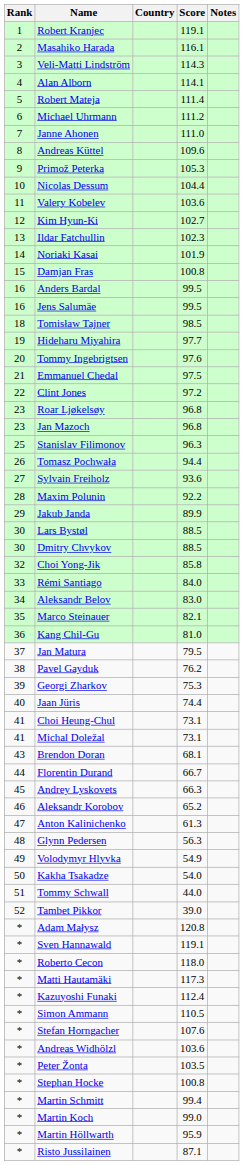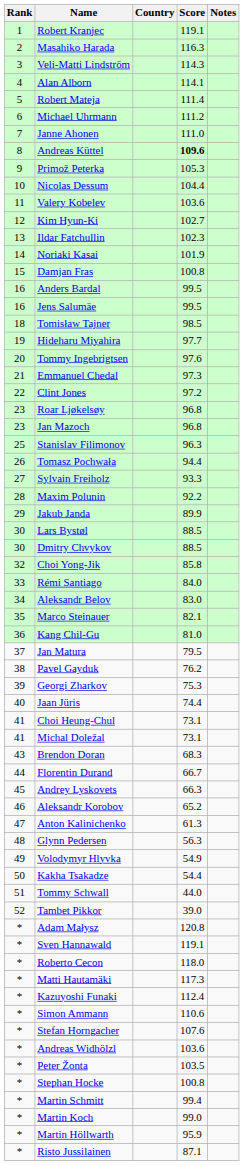(192, 47) 116.1 -> (192, 47) 116.3
(192, 151) normal -> (192, 151) bold
(192, 375) 97.5 -> (192, 375) 97.3
(192, 479) 93.6 -> (192, 479) 93.3
(192, 755) 68.1 -> (192, 755) 68.3
(192, 875) 54.0 -> (192, 875) 54.4
(192, 1013) 110.5 -> (192, 1013) 110.6
